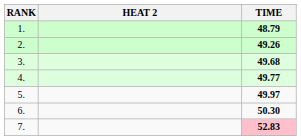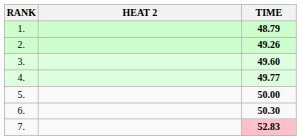(269, 62) 49.68 -> (269, 62) 49.60
(269, 95) 49.97 -> (269, 95) 50.00
